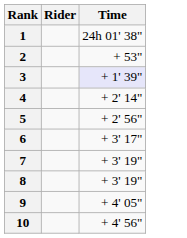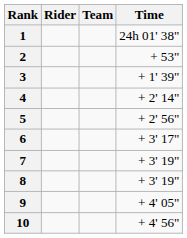+ column: (98, 14)
(122, 77) lavender background -> (159, 77) no background
